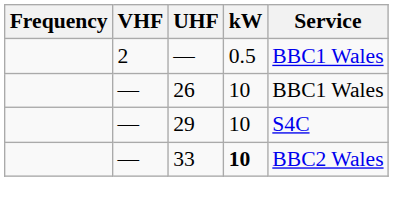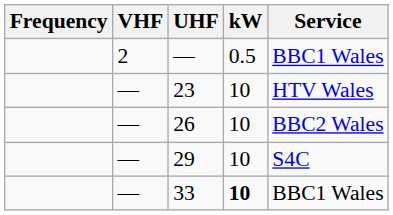+ row: (184, 90)
(328, 90) BBC1 Wales -> (328, 124) BBC2 Wales
(328, 158) BBC2 Wales -> (328, 192) BBC1 Wales
